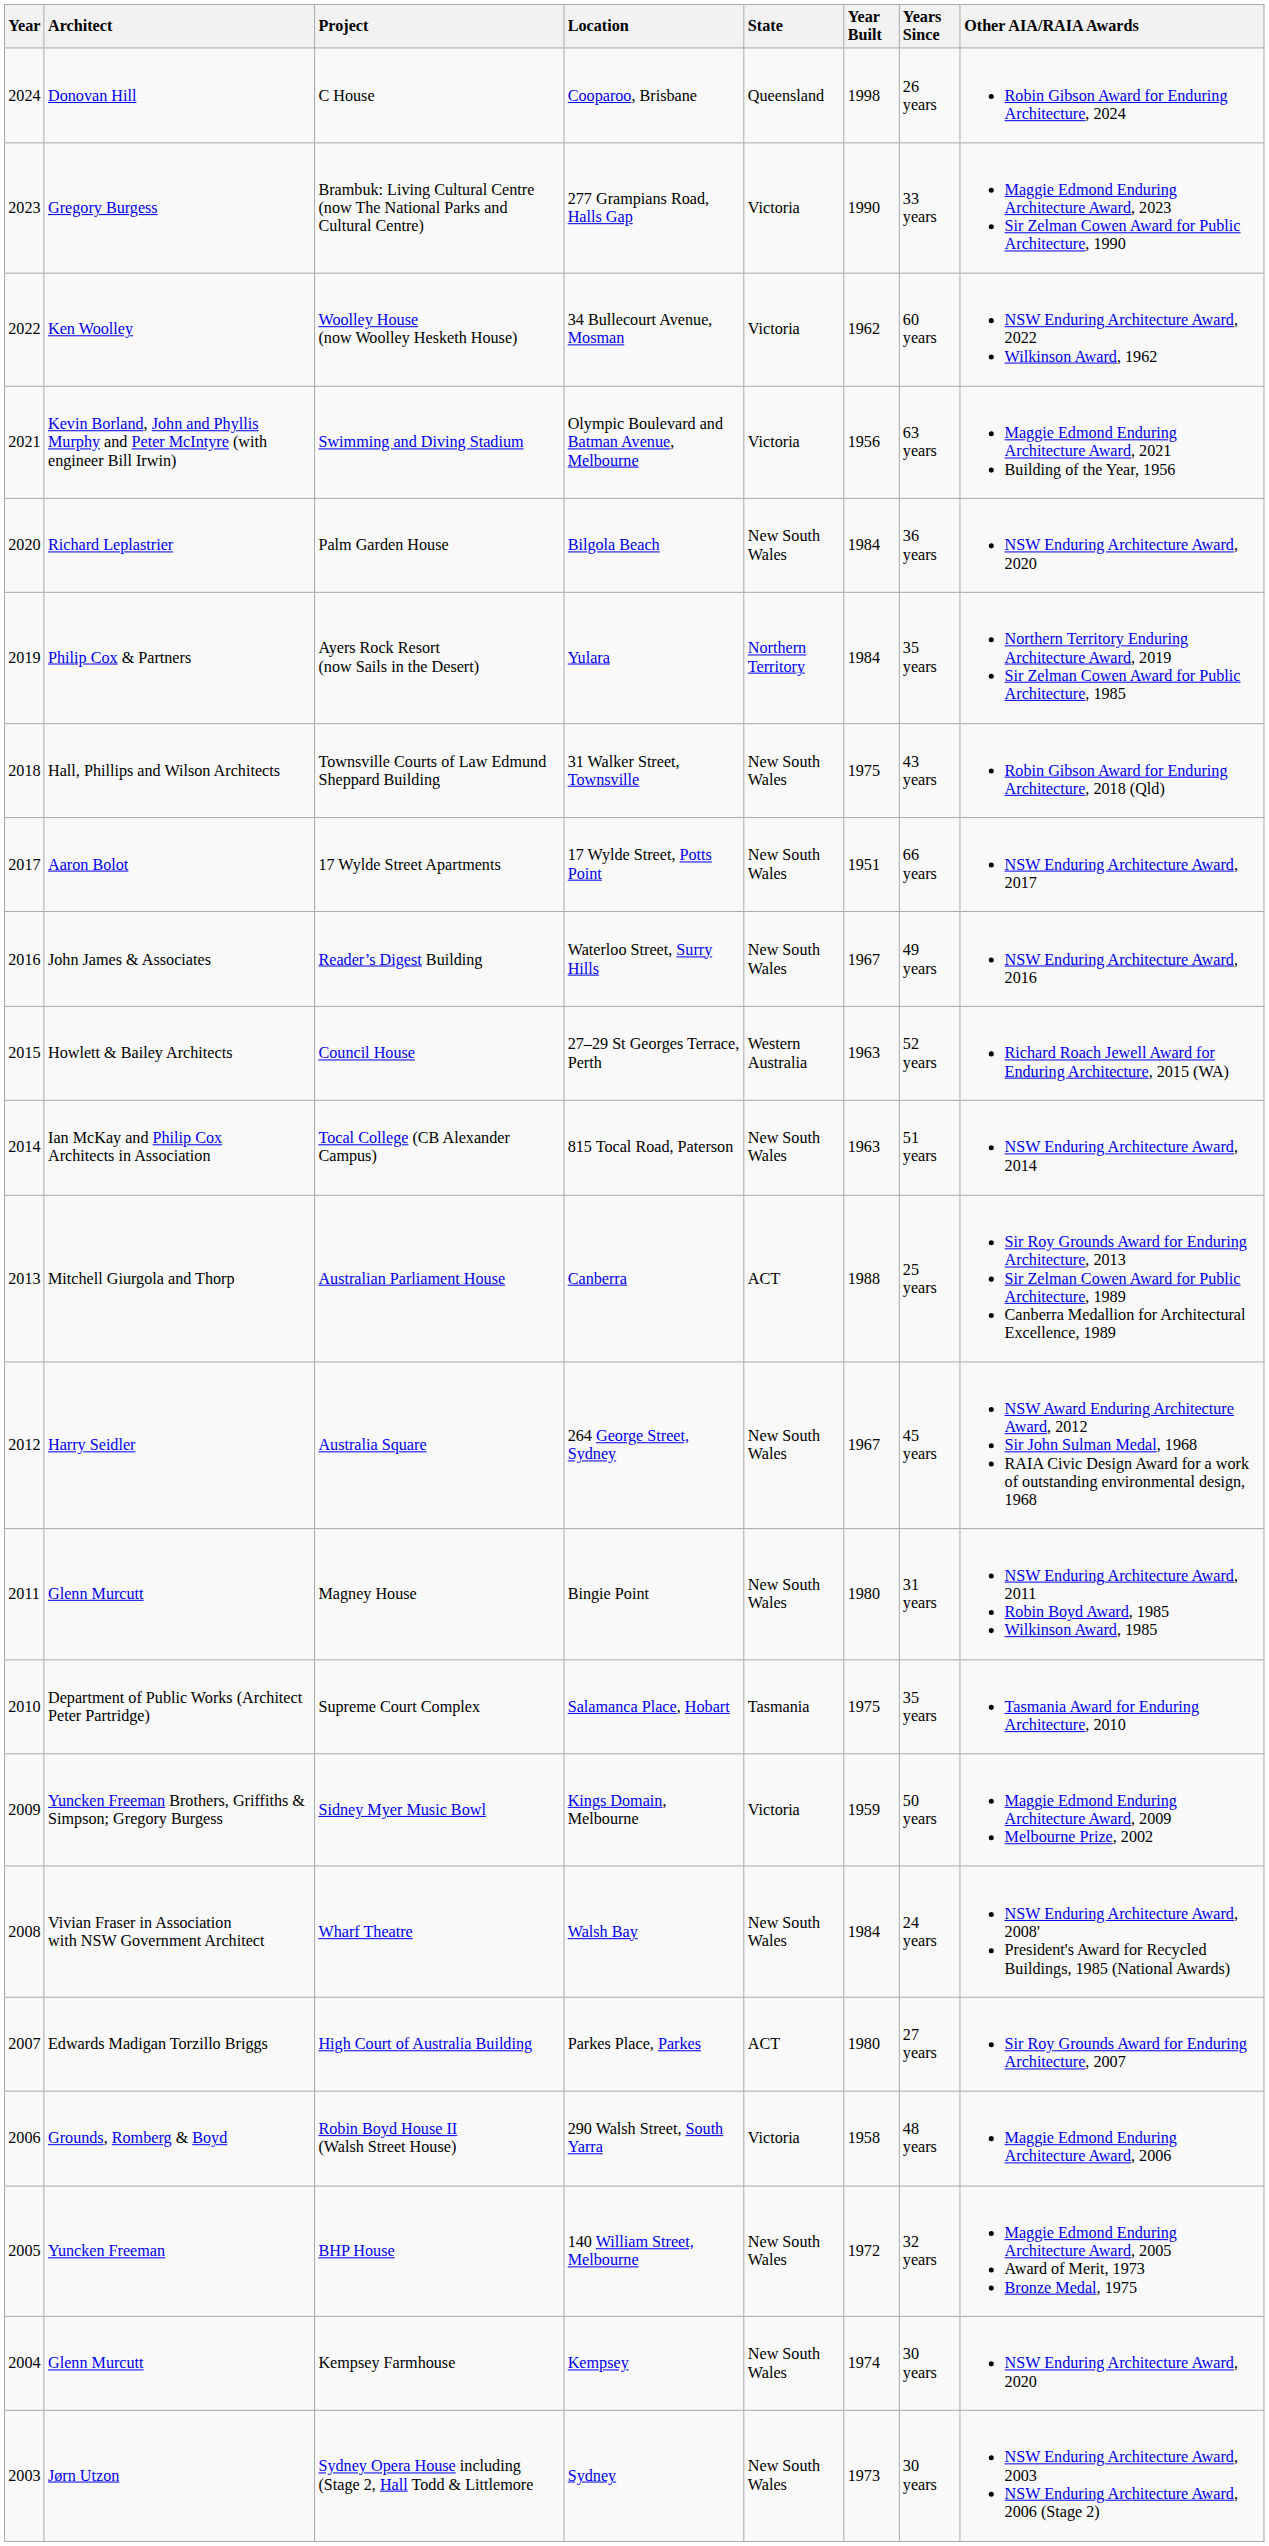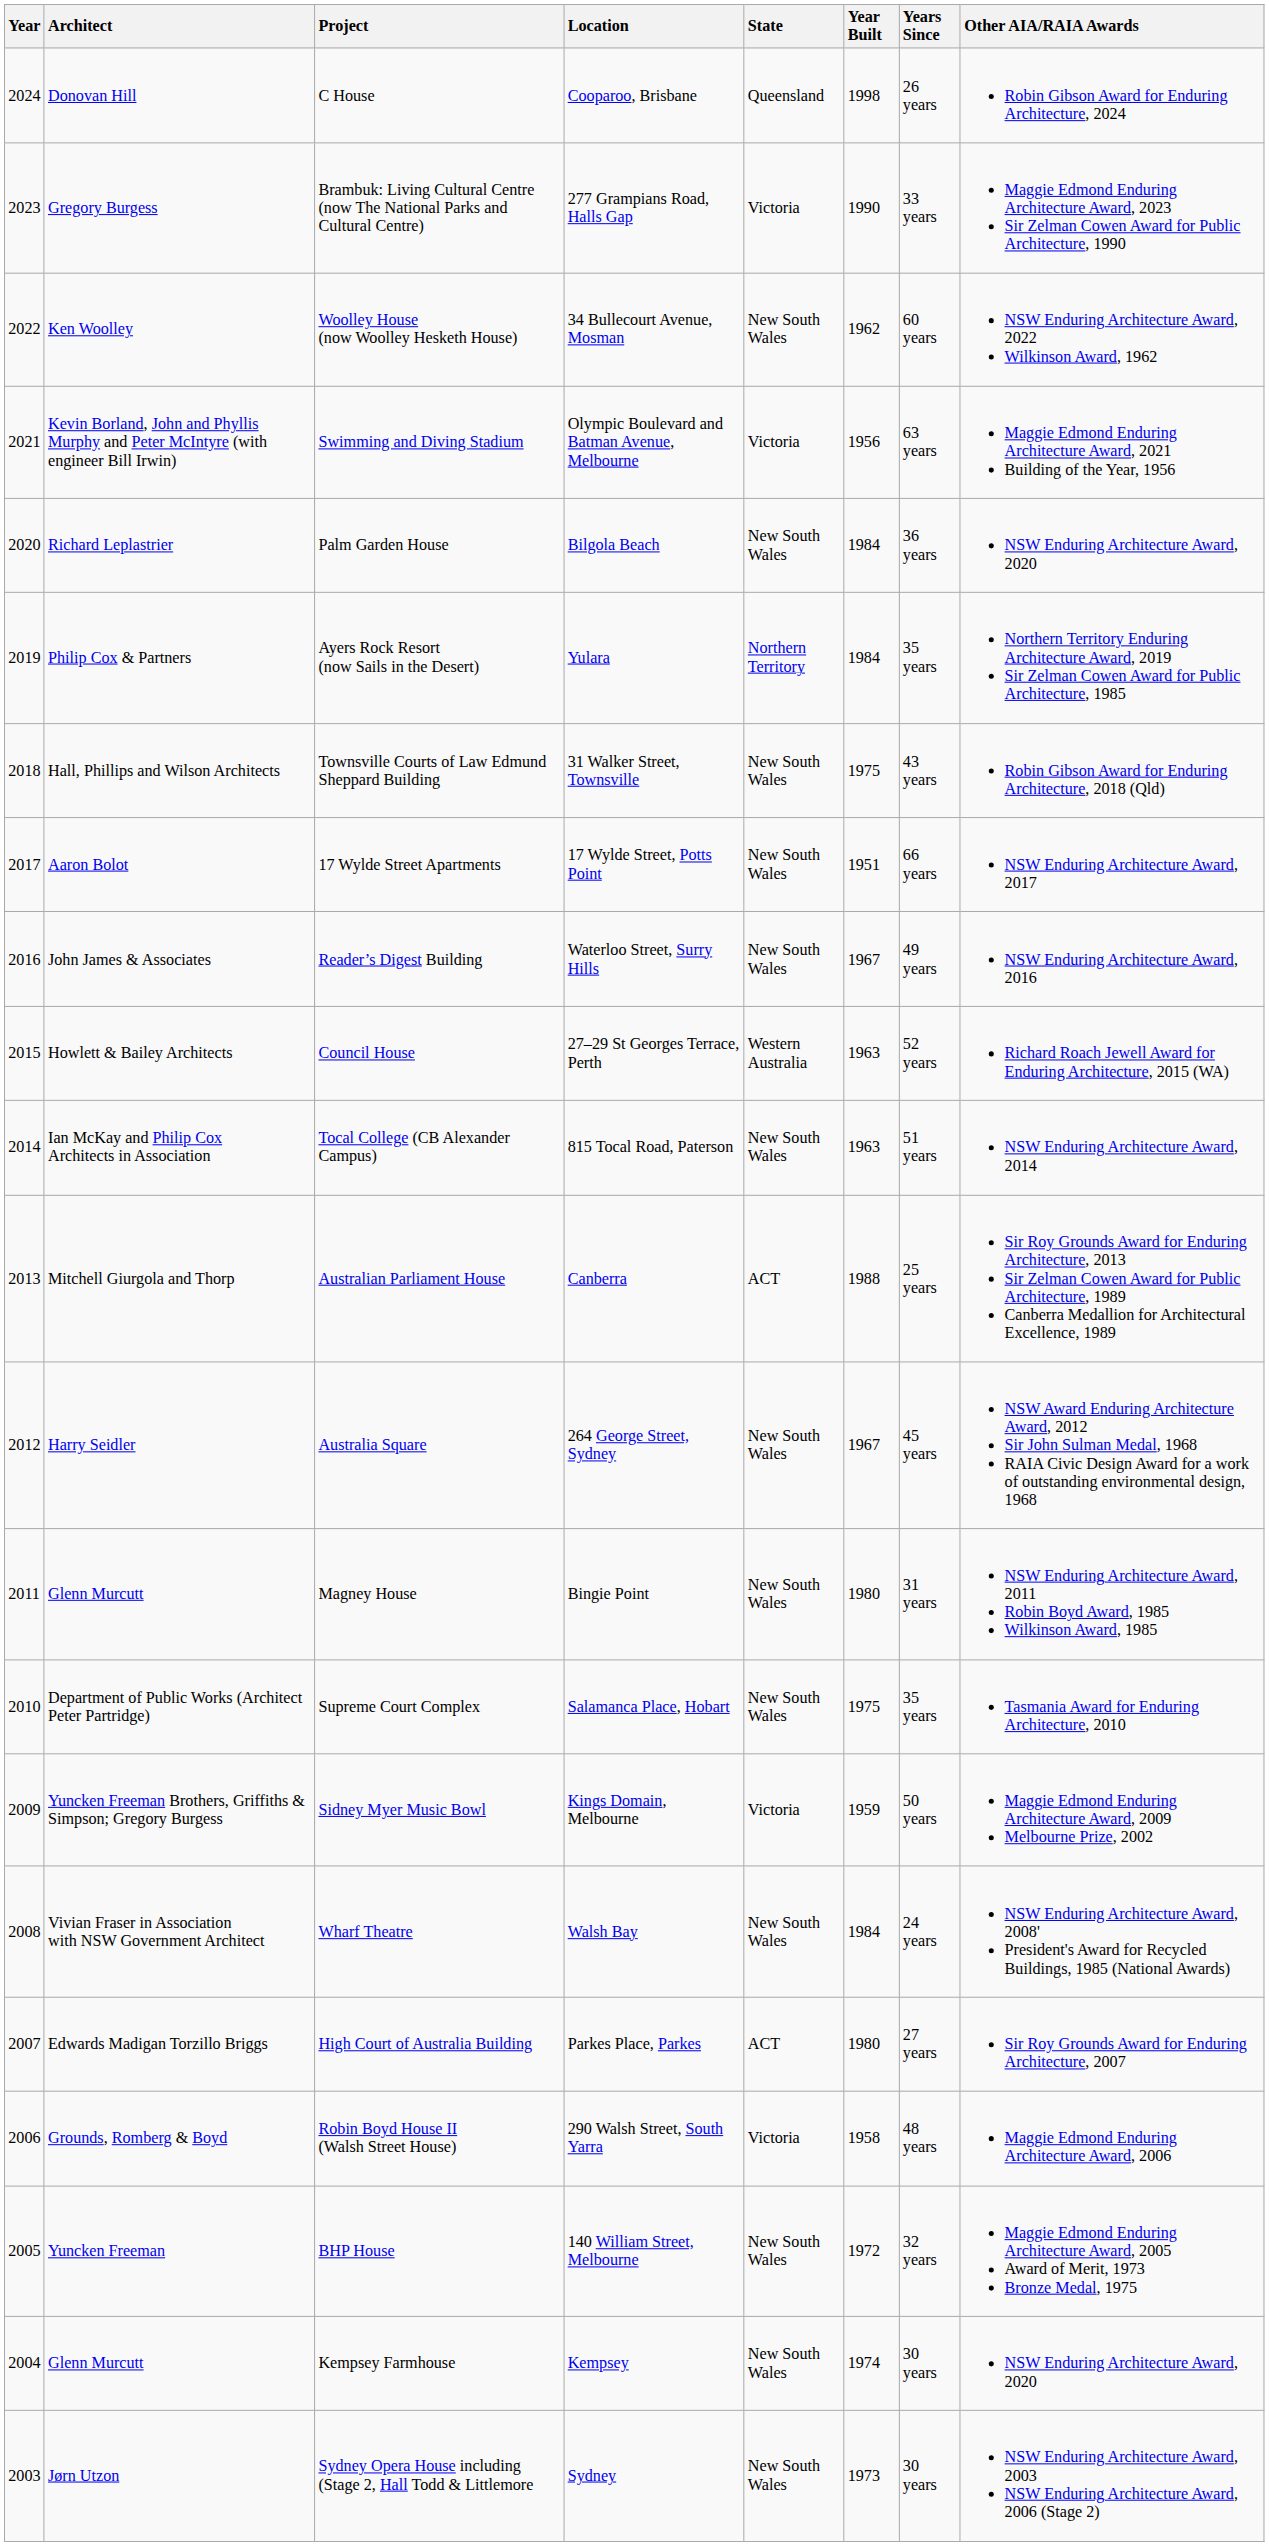(774, 329) Victoria -> (784, 329) New South Wales
(779, 1706) Tasmania -> (784, 1706) New South Wales
